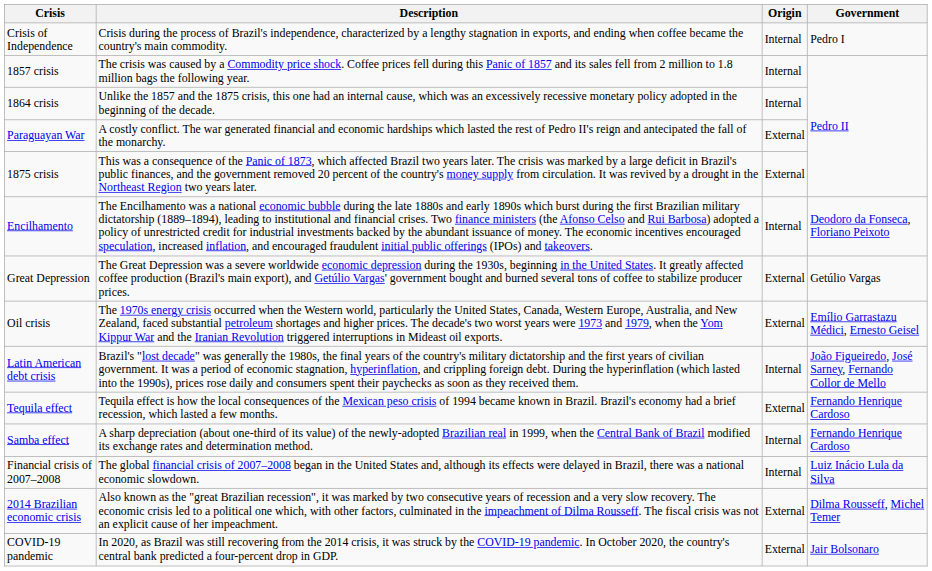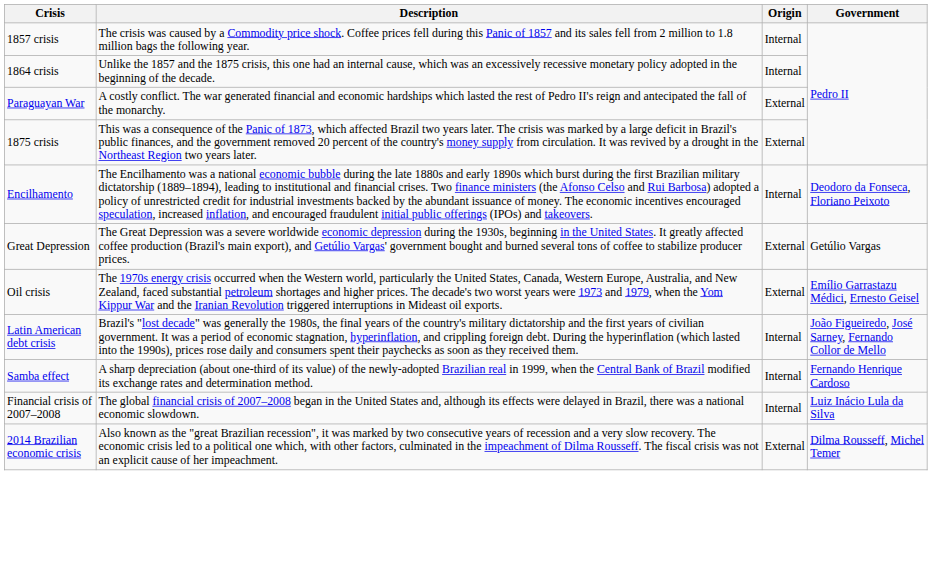- row: (40, 39)
- row: (40, 408)
- row: (34, 549)
